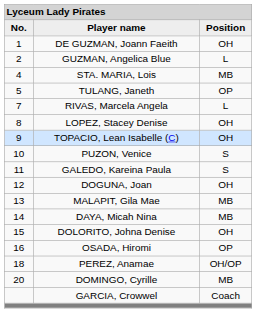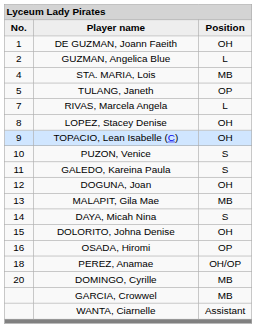(226, 216) MB -> (225, 216) S
(226, 295) Coach -> (225, 295) MB
+ row: (116, 311)
